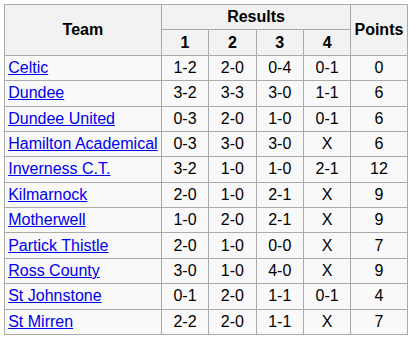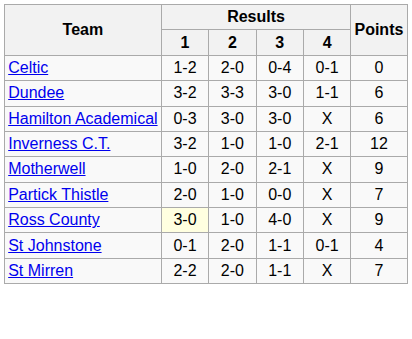- row: (62, 118)
- row: (48, 194)
(185, 270) no background -> (185, 220) lightyellow background
